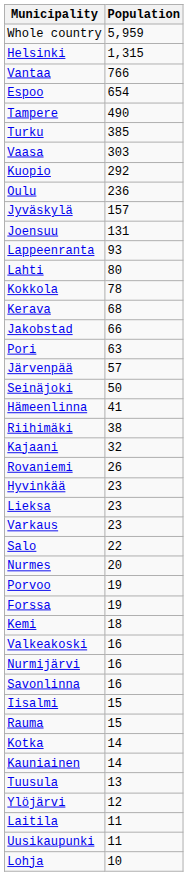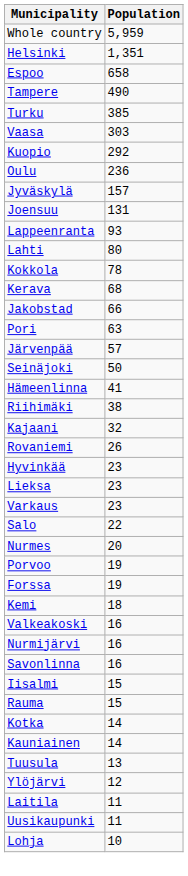(126, 54) 1,315 -> (126, 54) 1,351
- row: (29, 73)
(118, 93) 654 -> (118, 73) 658
